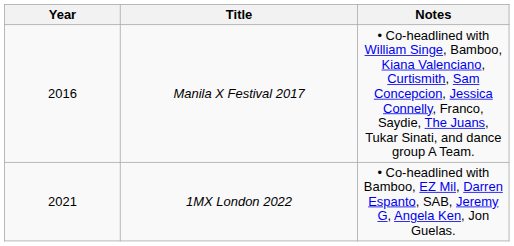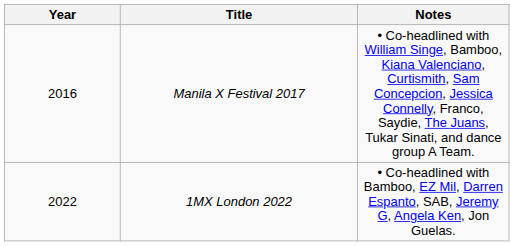(62, 201) 2021 -> (62, 201) 2022
